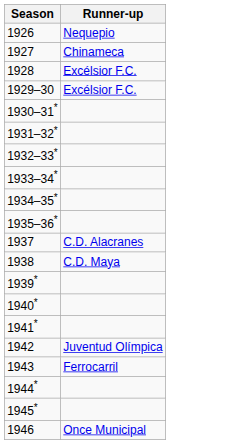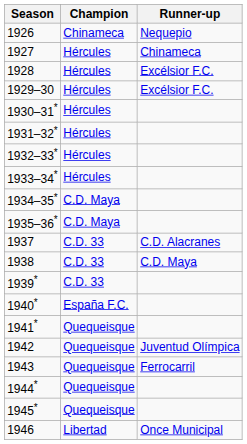+ column: (99, 14)
